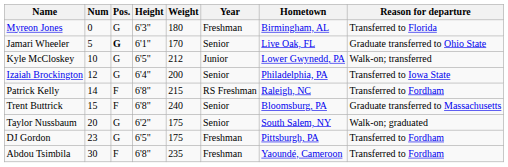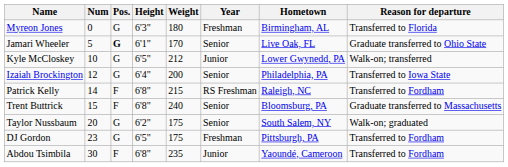(223, 153) Freshman -> (215, 153) Junior
